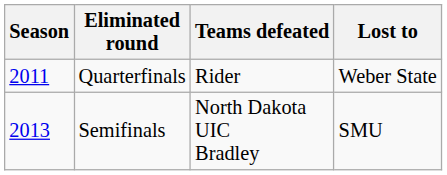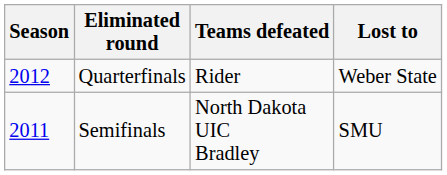(29, 75) 2011 -> (30, 75) 2012
(30, 130) 2013 -> (29, 130) 2011
